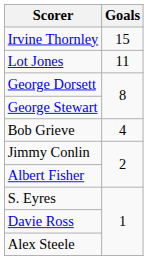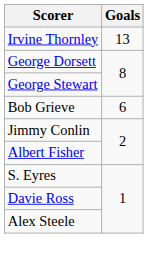(123, 38) 15 -> (123, 38) 13
- row: (36, 61)
(123, 130) 4 -> (123, 107) 6
